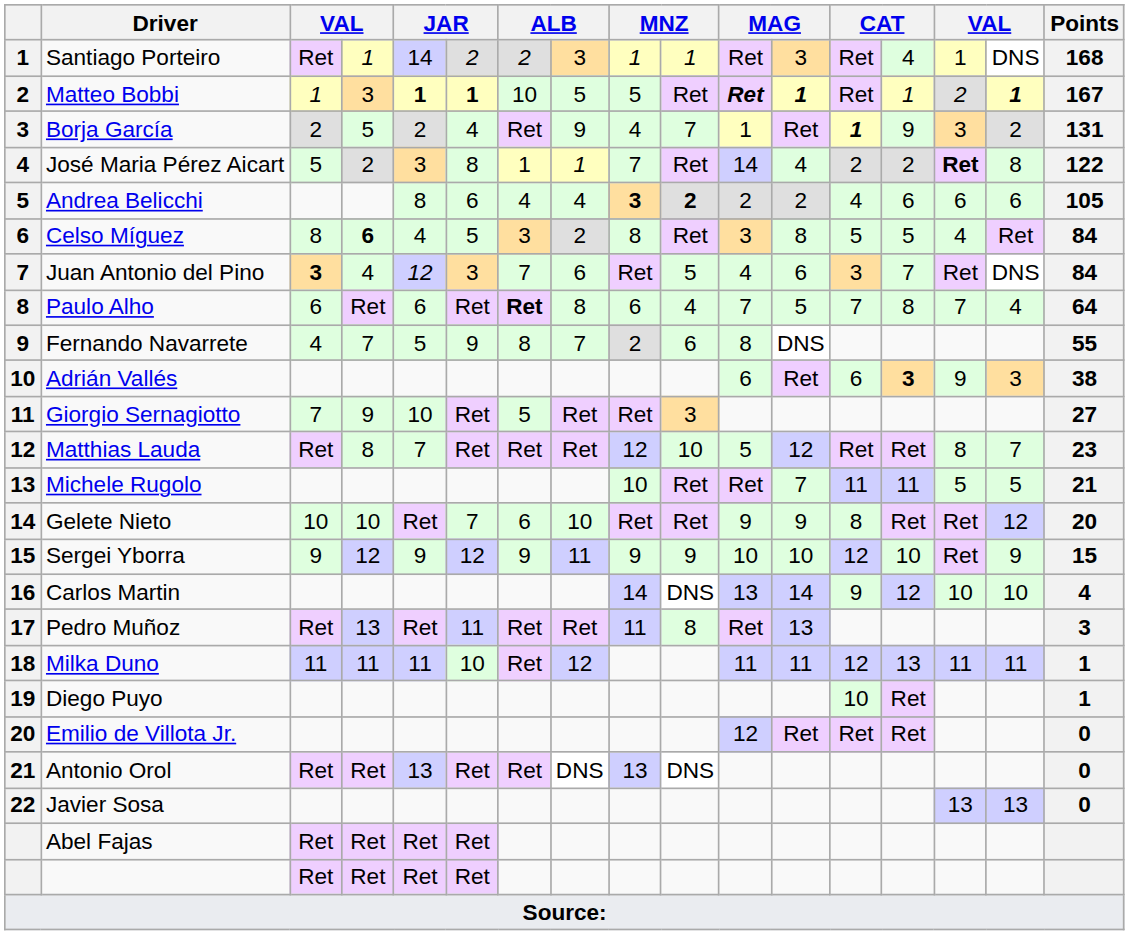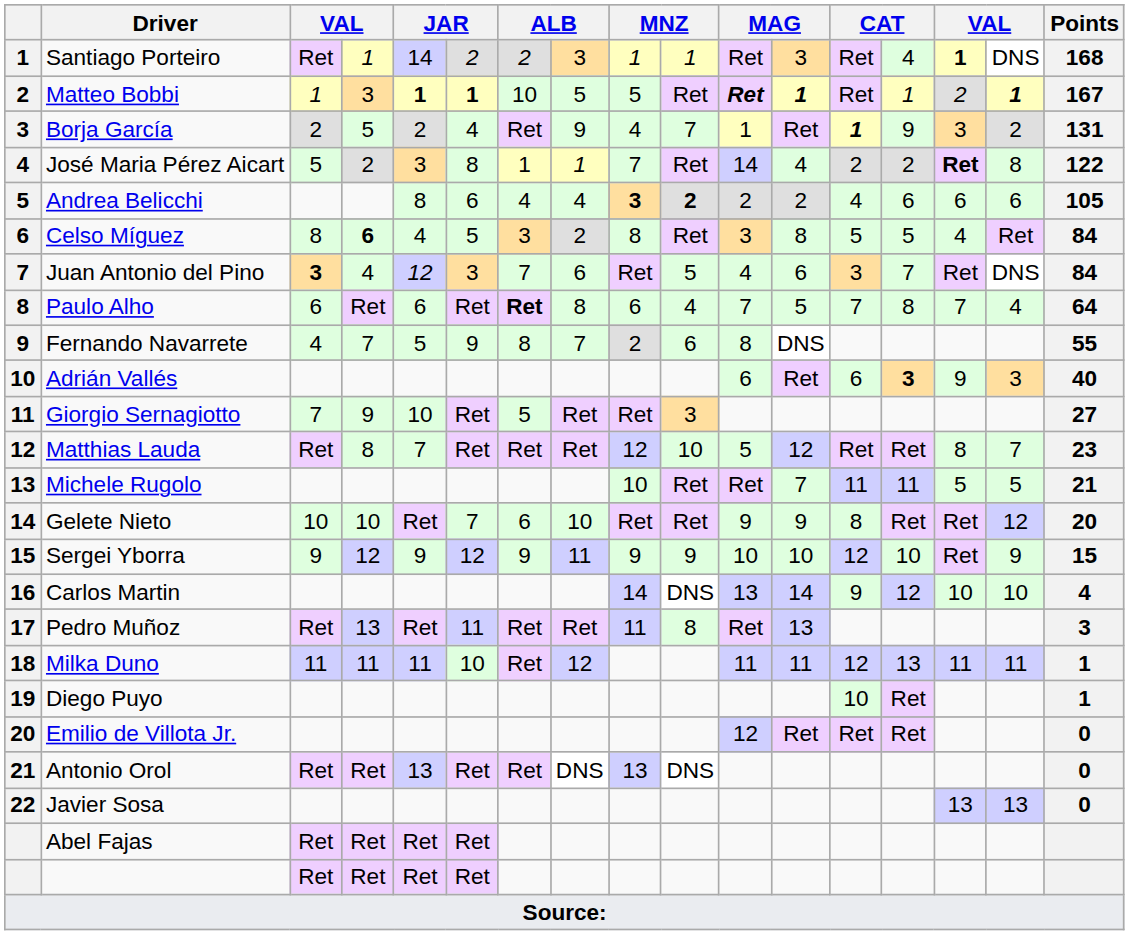(960, 58) normal -> (960, 58) bold
(1085, 378) 38 -> (1085, 378) 40
